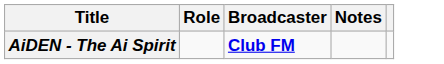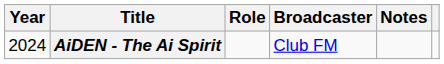+ column: (27, 17)
(261, 44) bold -> (306, 44) normal
